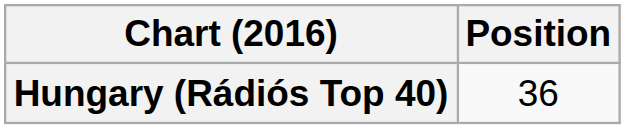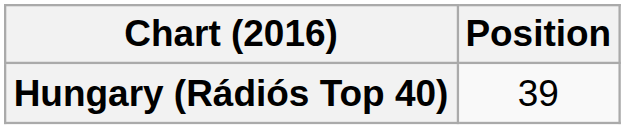(538, 92) 36 -> (538, 92) 39
